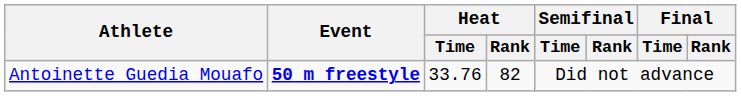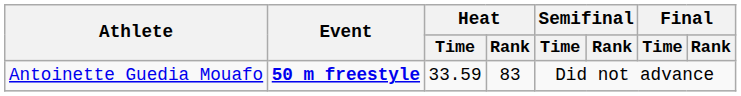(455, 75) 33.76 -> (455, 75) 33.59
(510, 75) 82 -> (510, 75) 83
